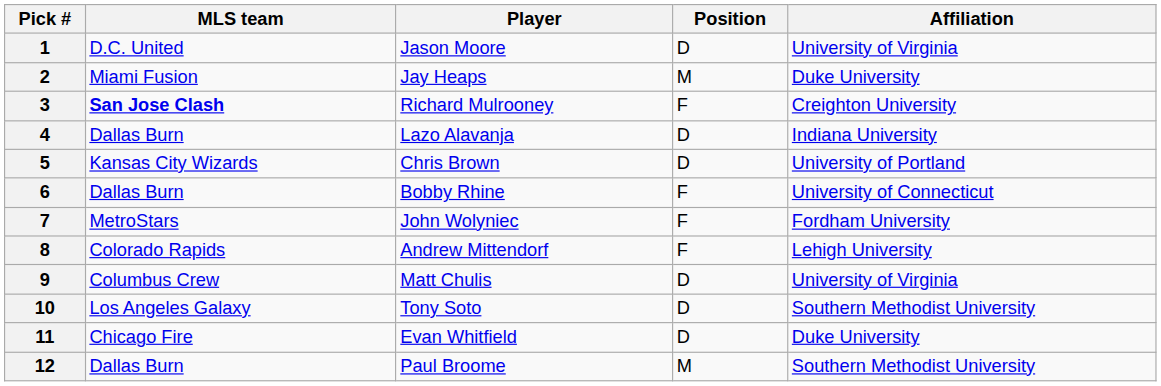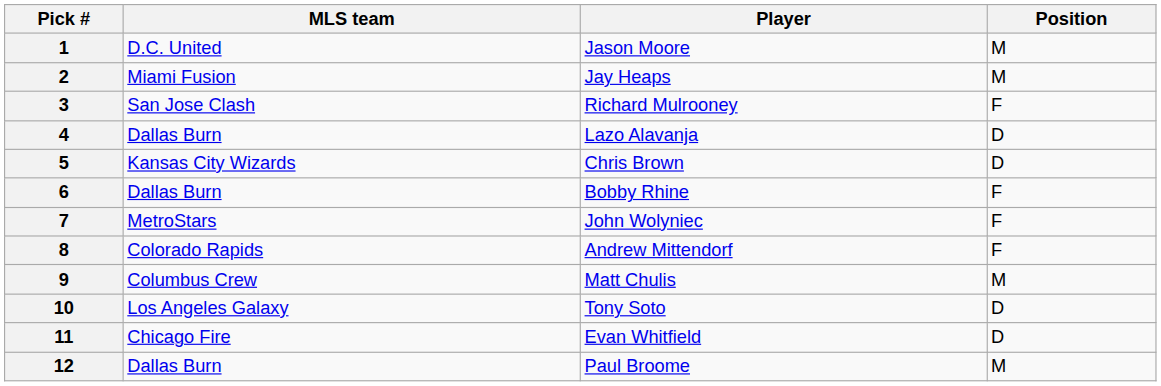- column: (972, 18)
(683, 47) D -> (999, 47) M
(157, 105) bold -> (191, 105) normal
(683, 279) D -> (999, 279) M
